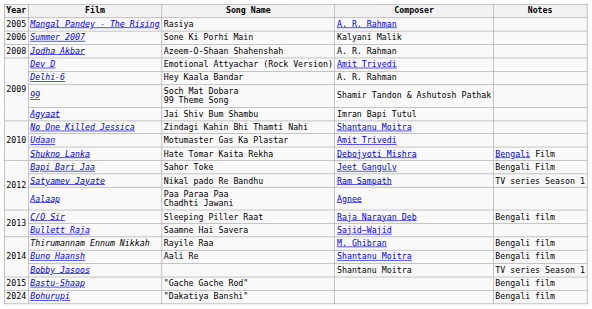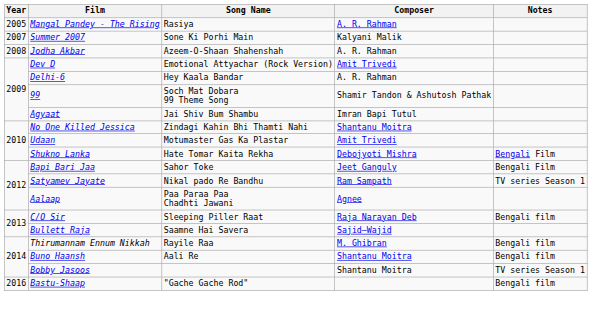(16, 38) 2006 -> (16, 38) 2007
(16, 284) 2015 -> (16, 284) 2016
- row: (50, 297)
